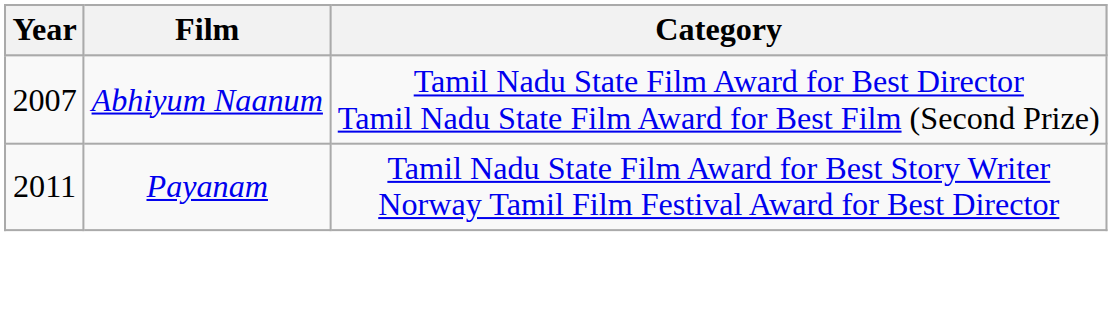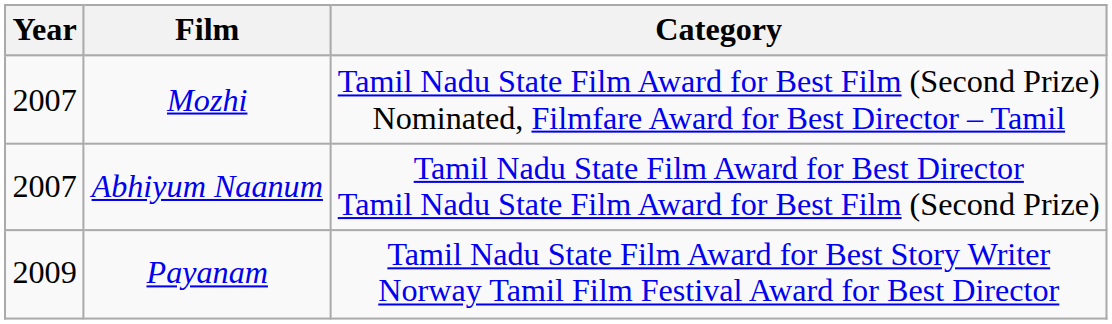+ row: (207, 99)
(45, 186) 2011 -> (45, 273) 2009
